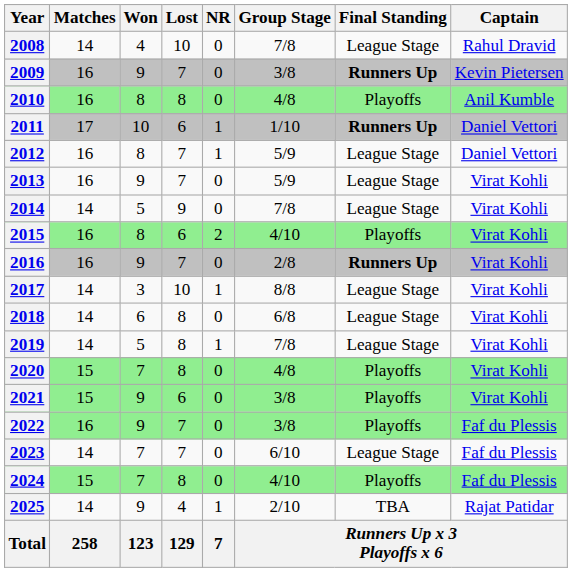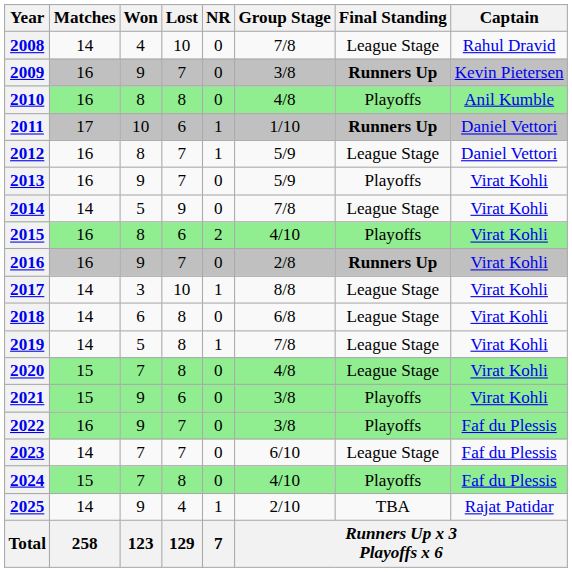(393, 180) League Stage -> (393, 180) Playoffs
(393, 371) Playoffs -> (393, 371) League Stage
